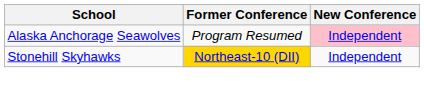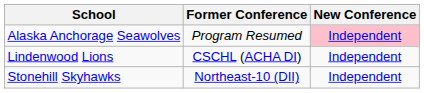+ row: (60, 56)
(247, 56) gold background -> (247, 77) no background
